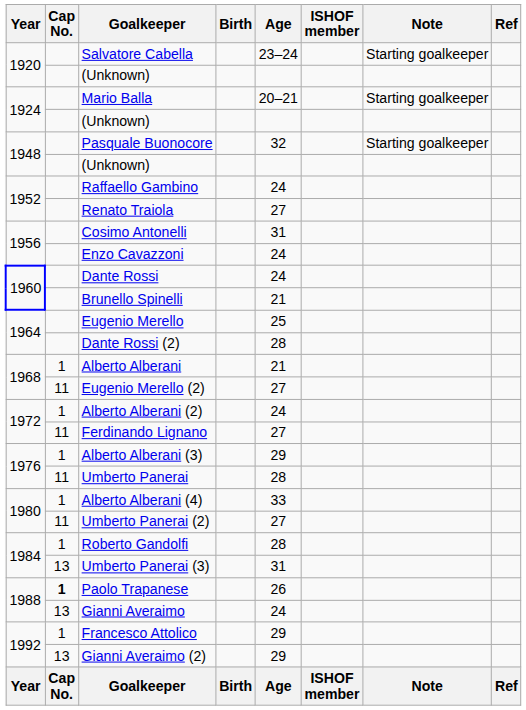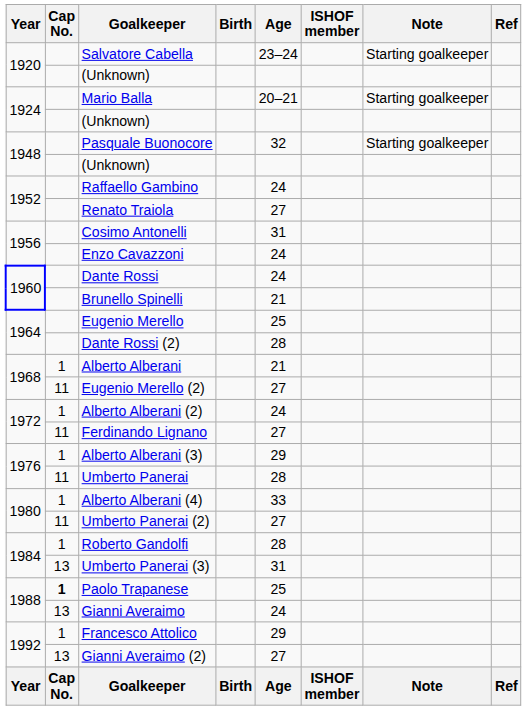(278, 589) 26 -> (278, 589) 25
(278, 656) 29 -> (278, 656) 27
